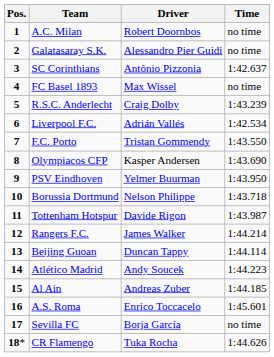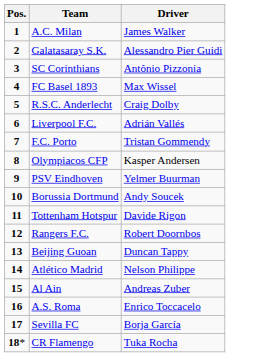- column: (247, 13)
(162, 32) Robert Doornbos -> (155, 32) James Walker
(159, 196) Nelson Philippe -> (154, 196) Andy Soucek
(155, 233) James Walker -> (162, 233) Robert Doornbos
(154, 269) Andy Soucek -> (159, 269) Nelson Philippe
